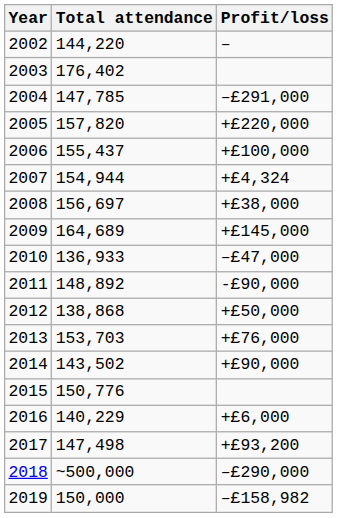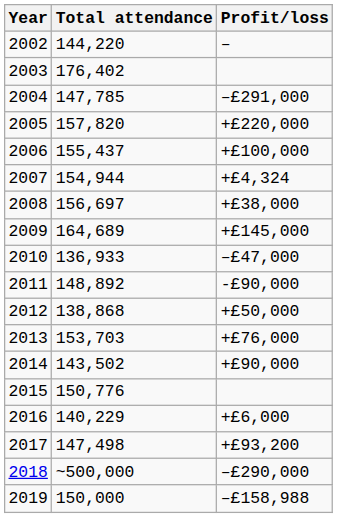(265, 499) –£158,982 -> (265, 499) –£158,988
